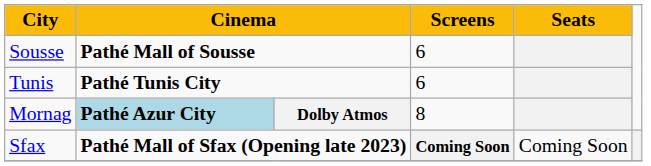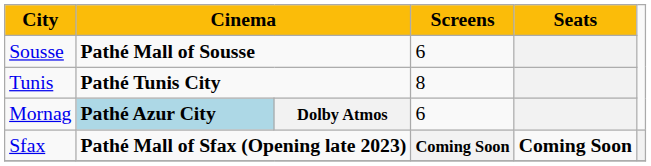(463, 83) 6 -> (463, 83) 8
(463, 114) 8 -> (463, 114) 6
(573, 145) normal -> (575, 145) bold
